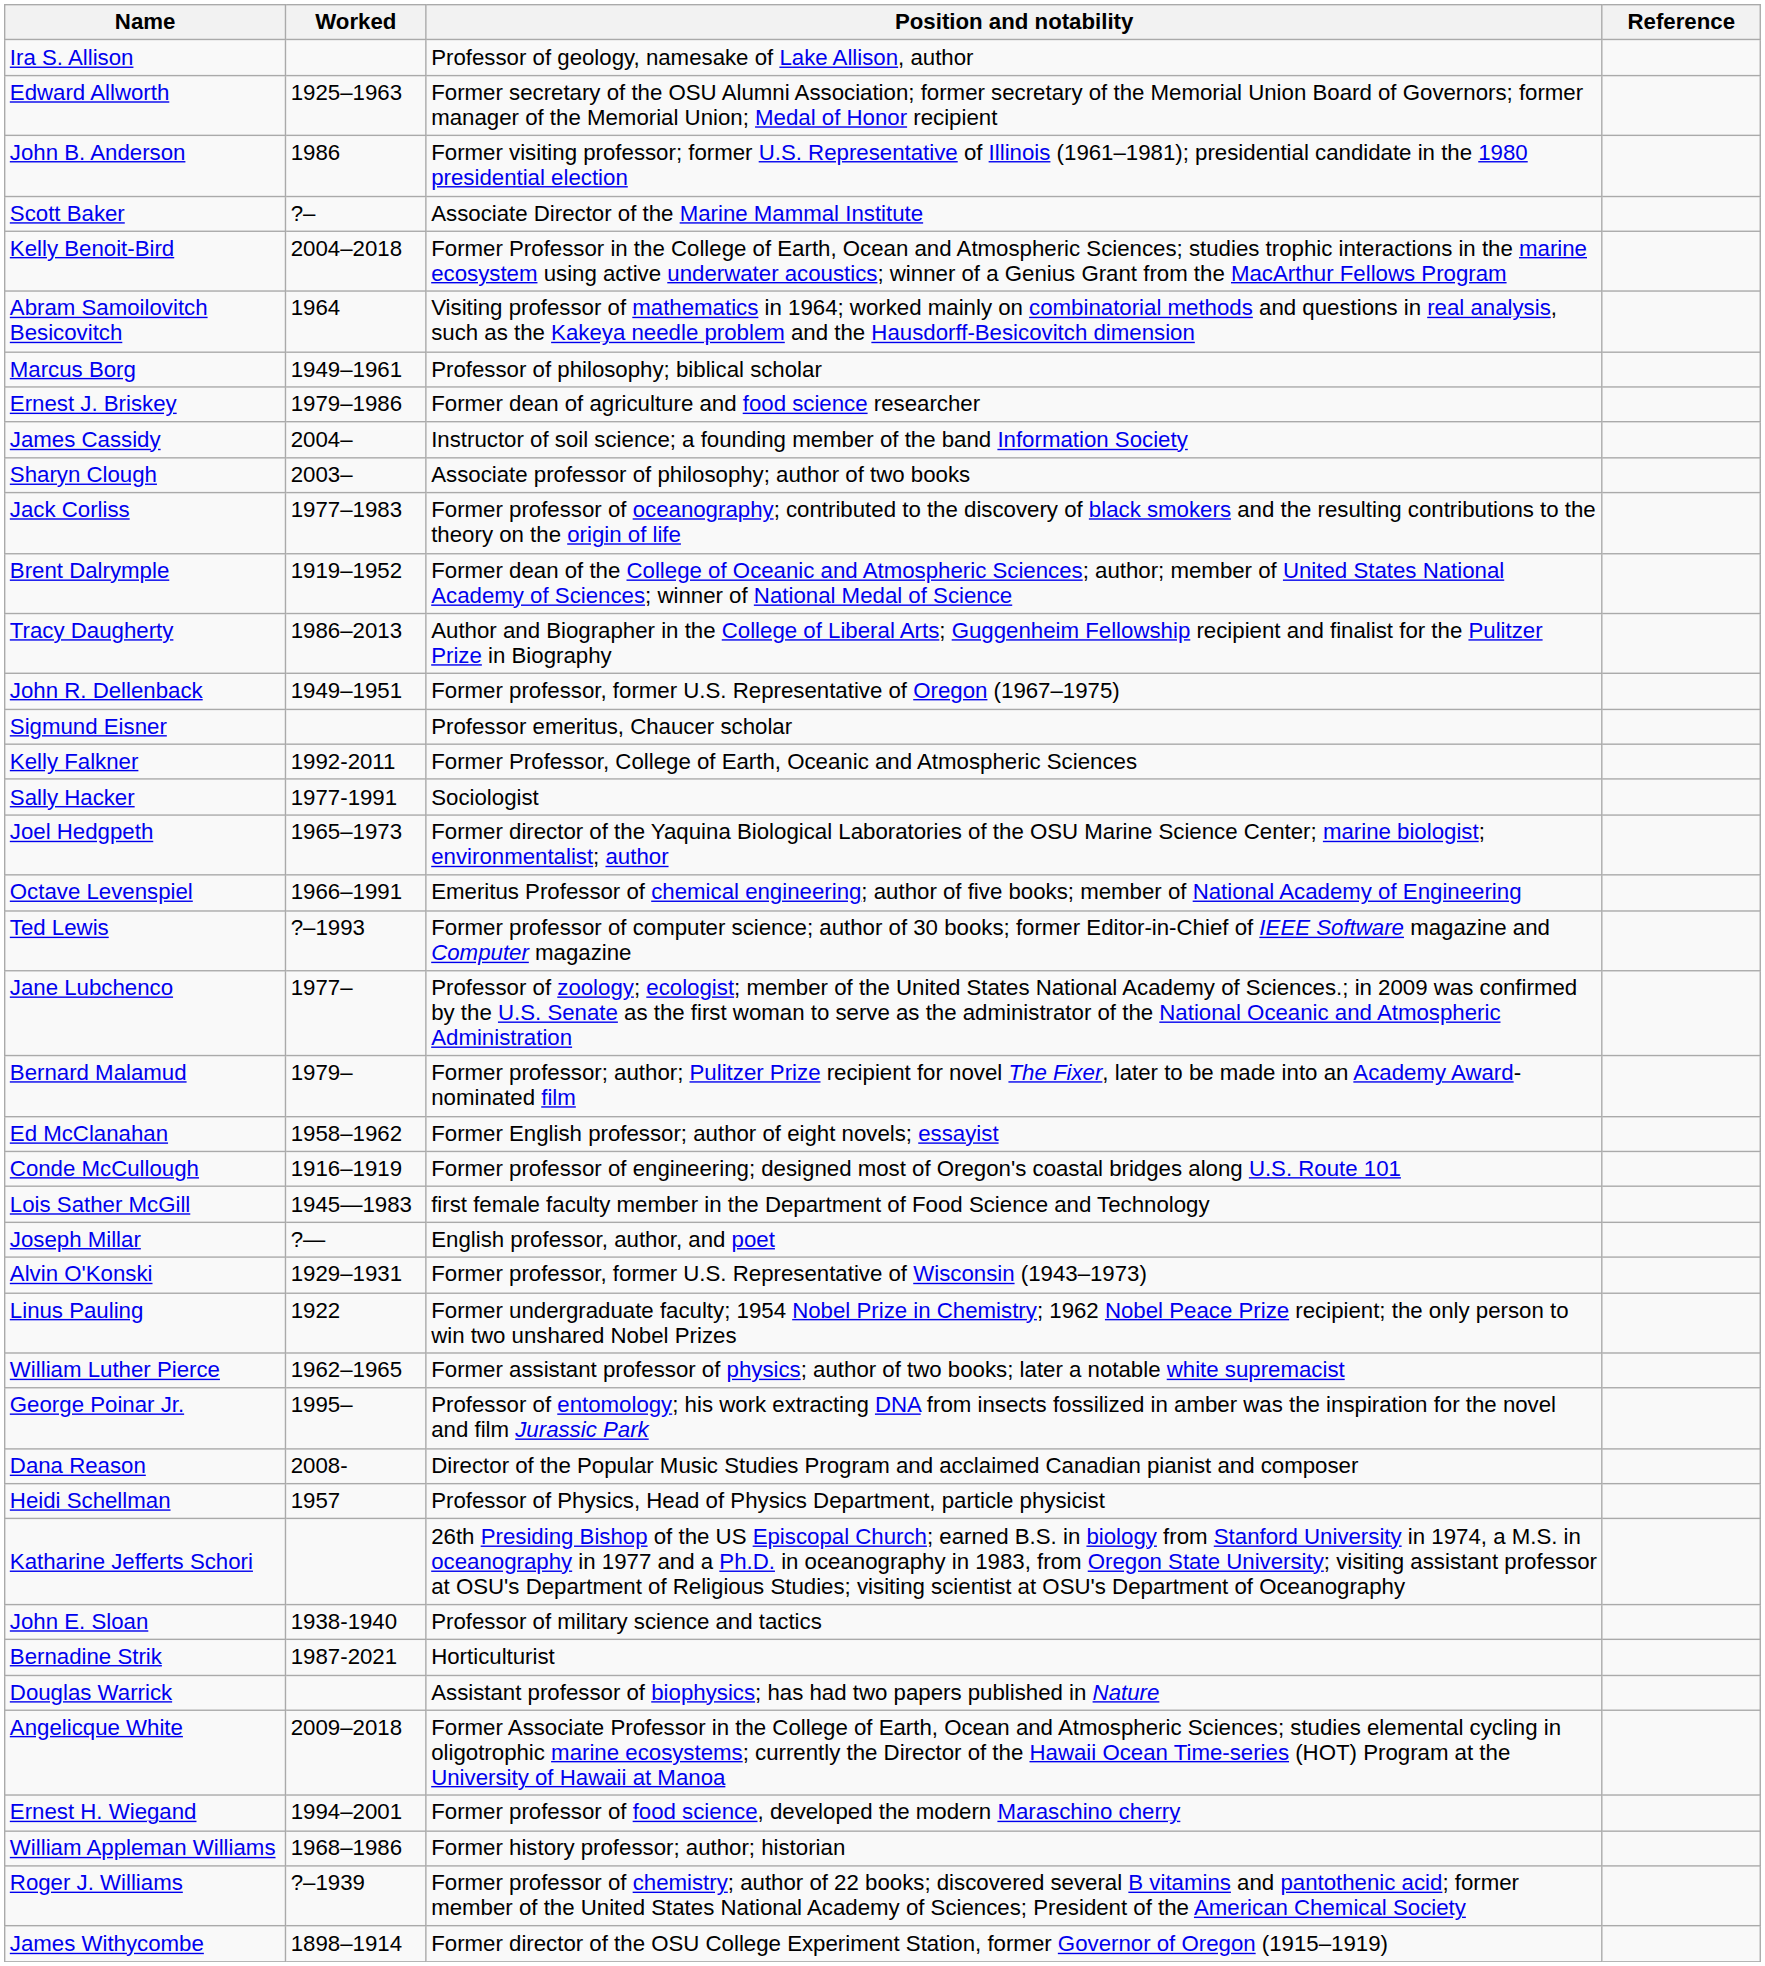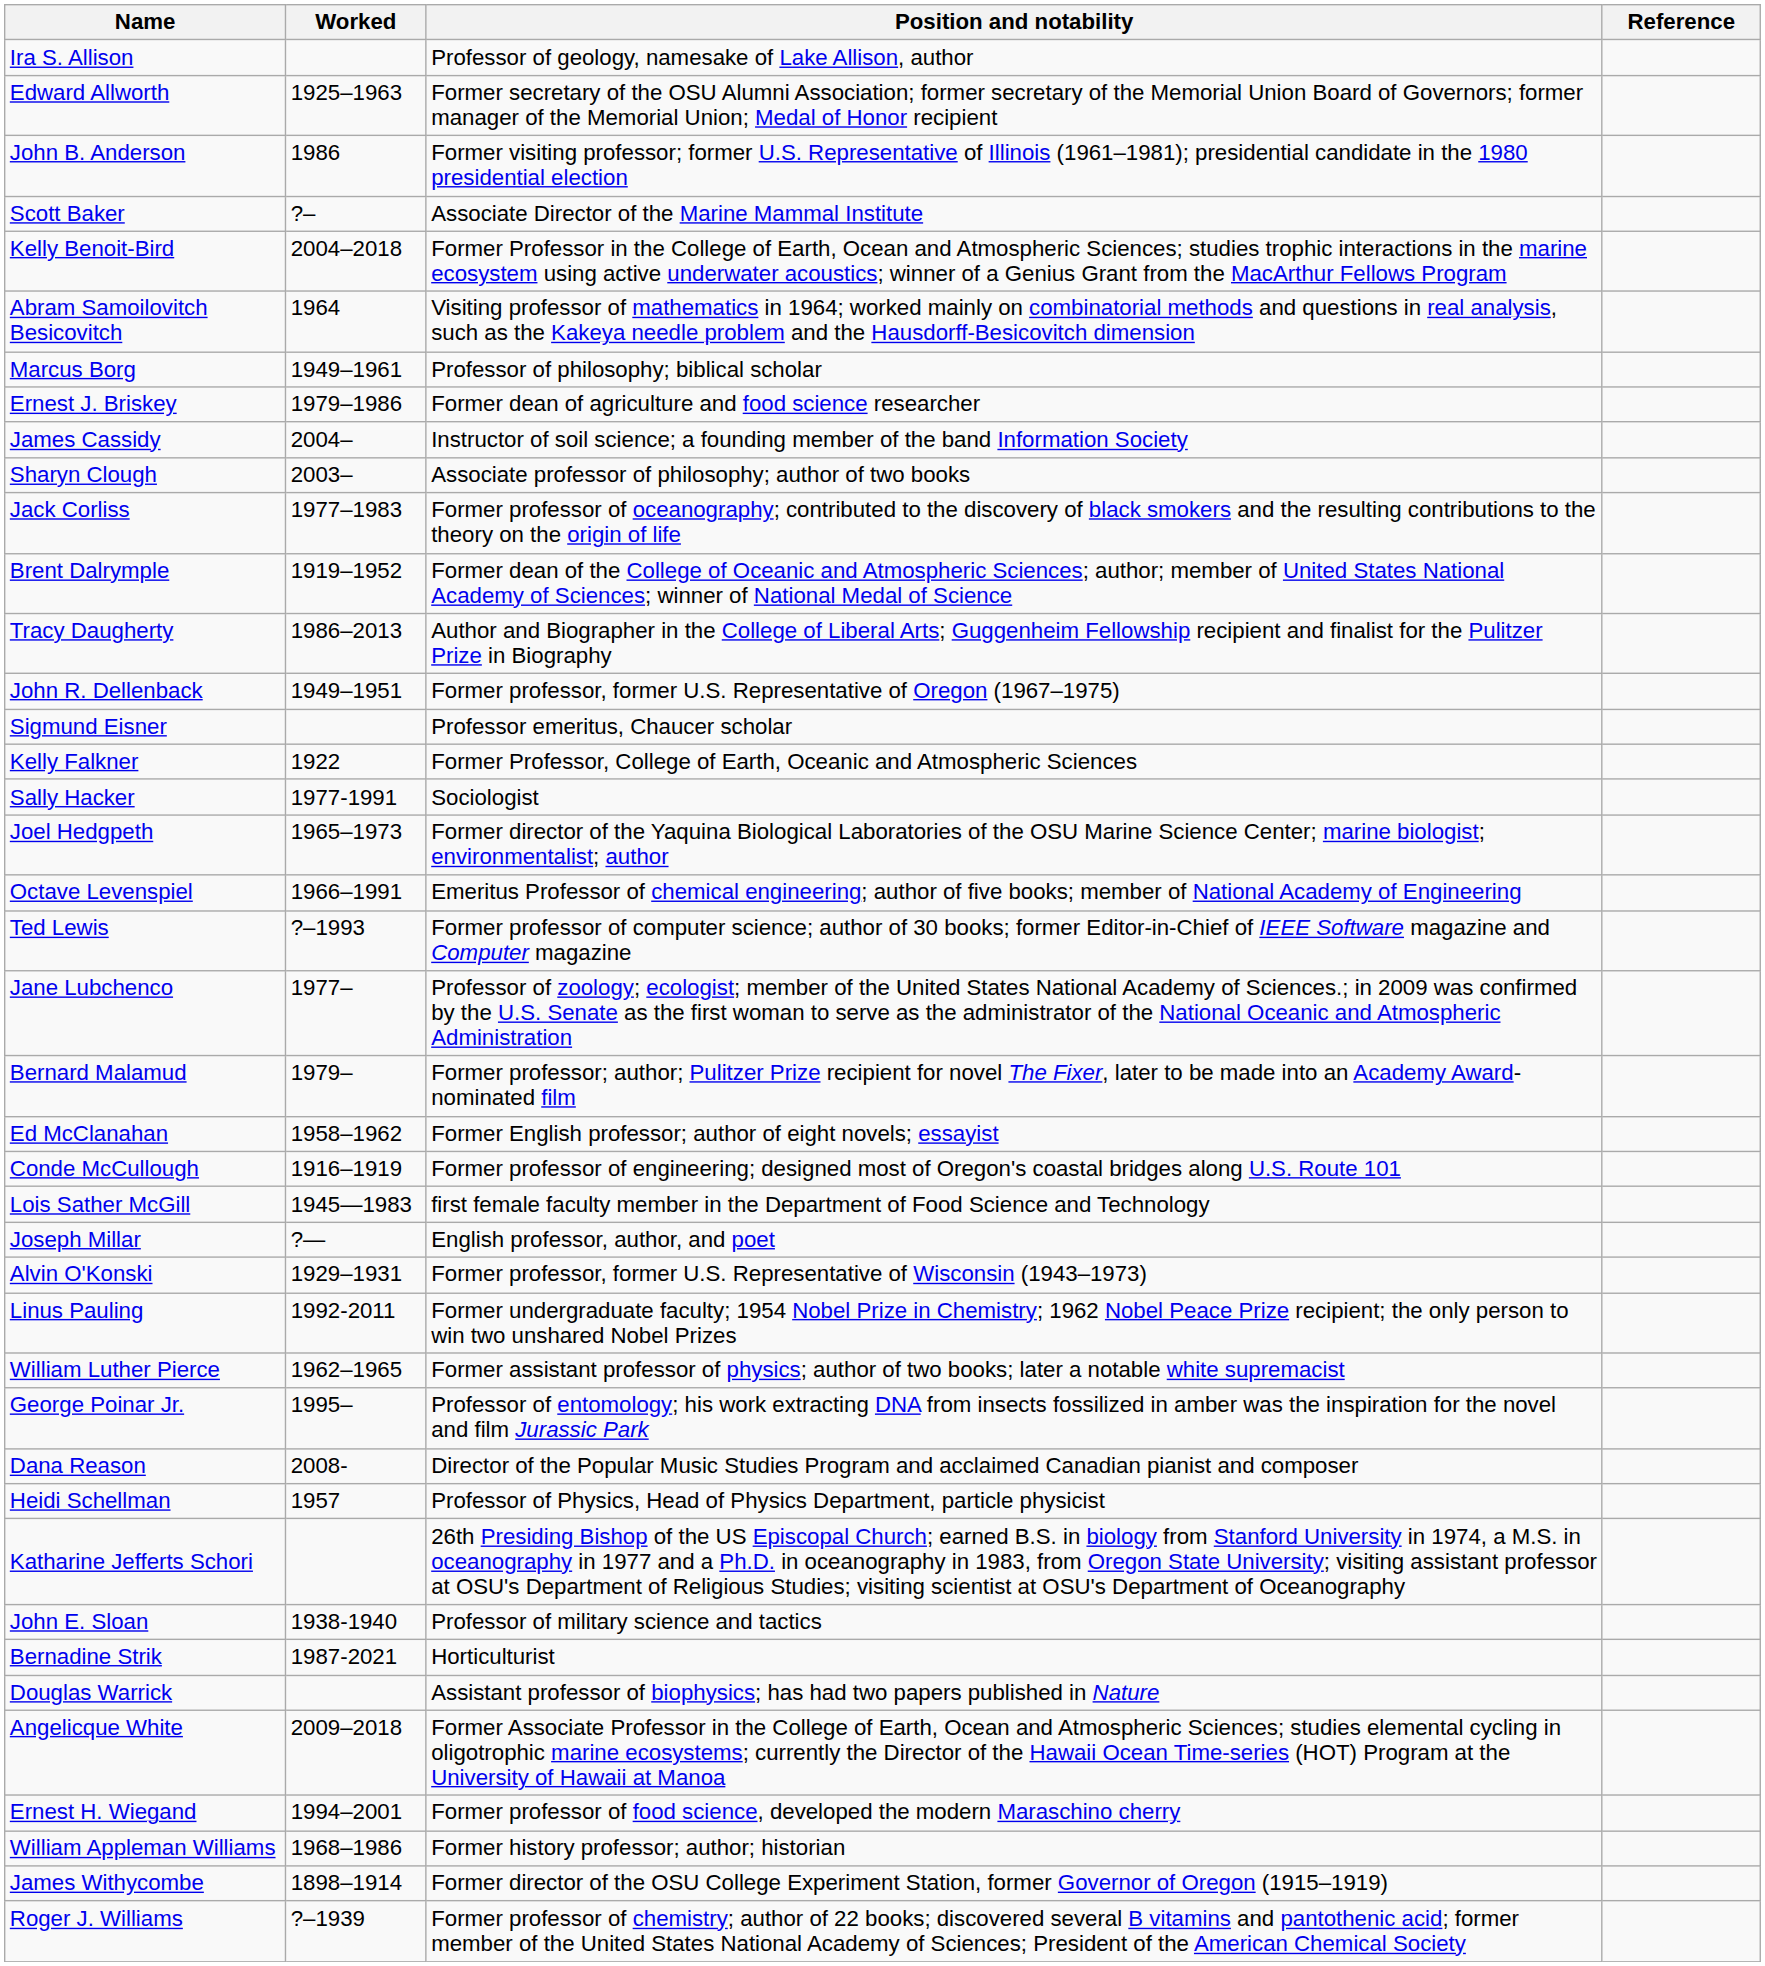(343, 761) 1992-2011 -> (315, 761) 1922
(315, 1309) 1922 -> (343, 1309) 1992-2011
rows swapped: (96, 1883) <-> (107, 1943)
